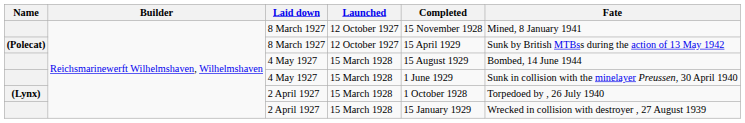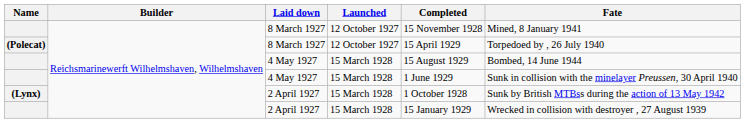(606, 45) Sunk by British MTBss during the action of 13 May 1942 -> (546, 45) Torpedoed by , 26 July 1940
(546, 93) Torpedoed by , 26 July 1940 -> (606, 93) Sunk by British MTBss during the action of 13 May 1942
